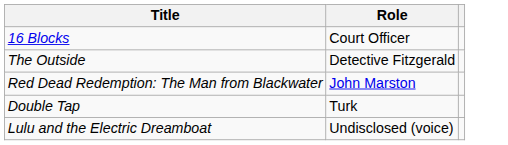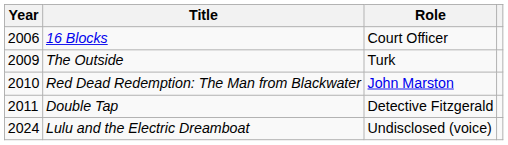+ column: (24, 15)
(392, 60) Detective Fitzgerald -> (382, 60) Turk
(343, 106) Turk -> (430, 106) Detective Fitzgerald
